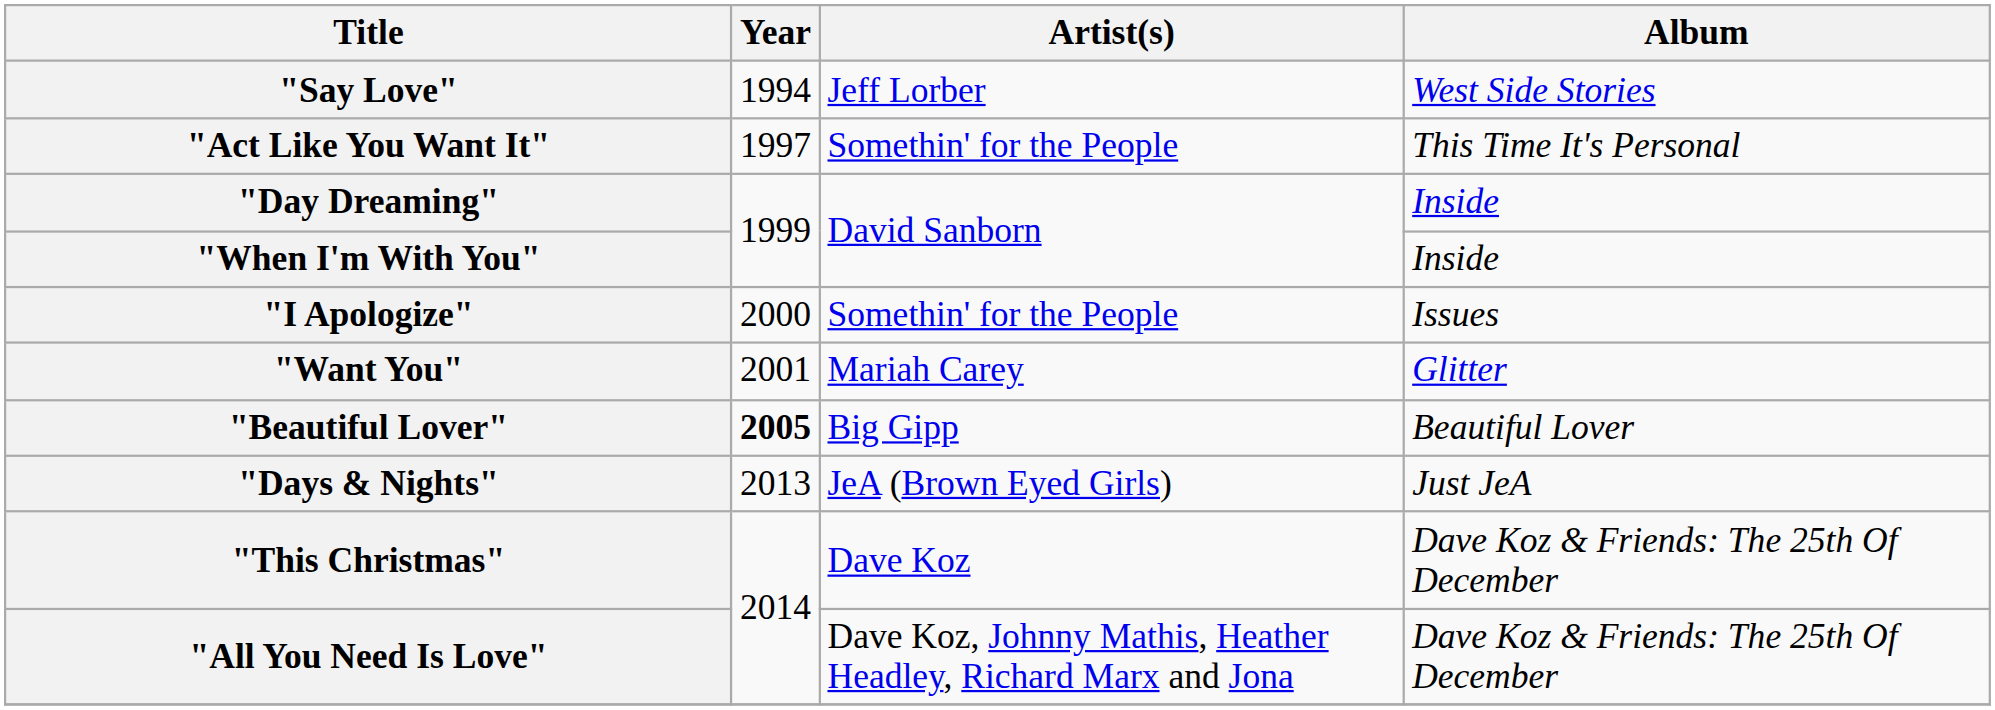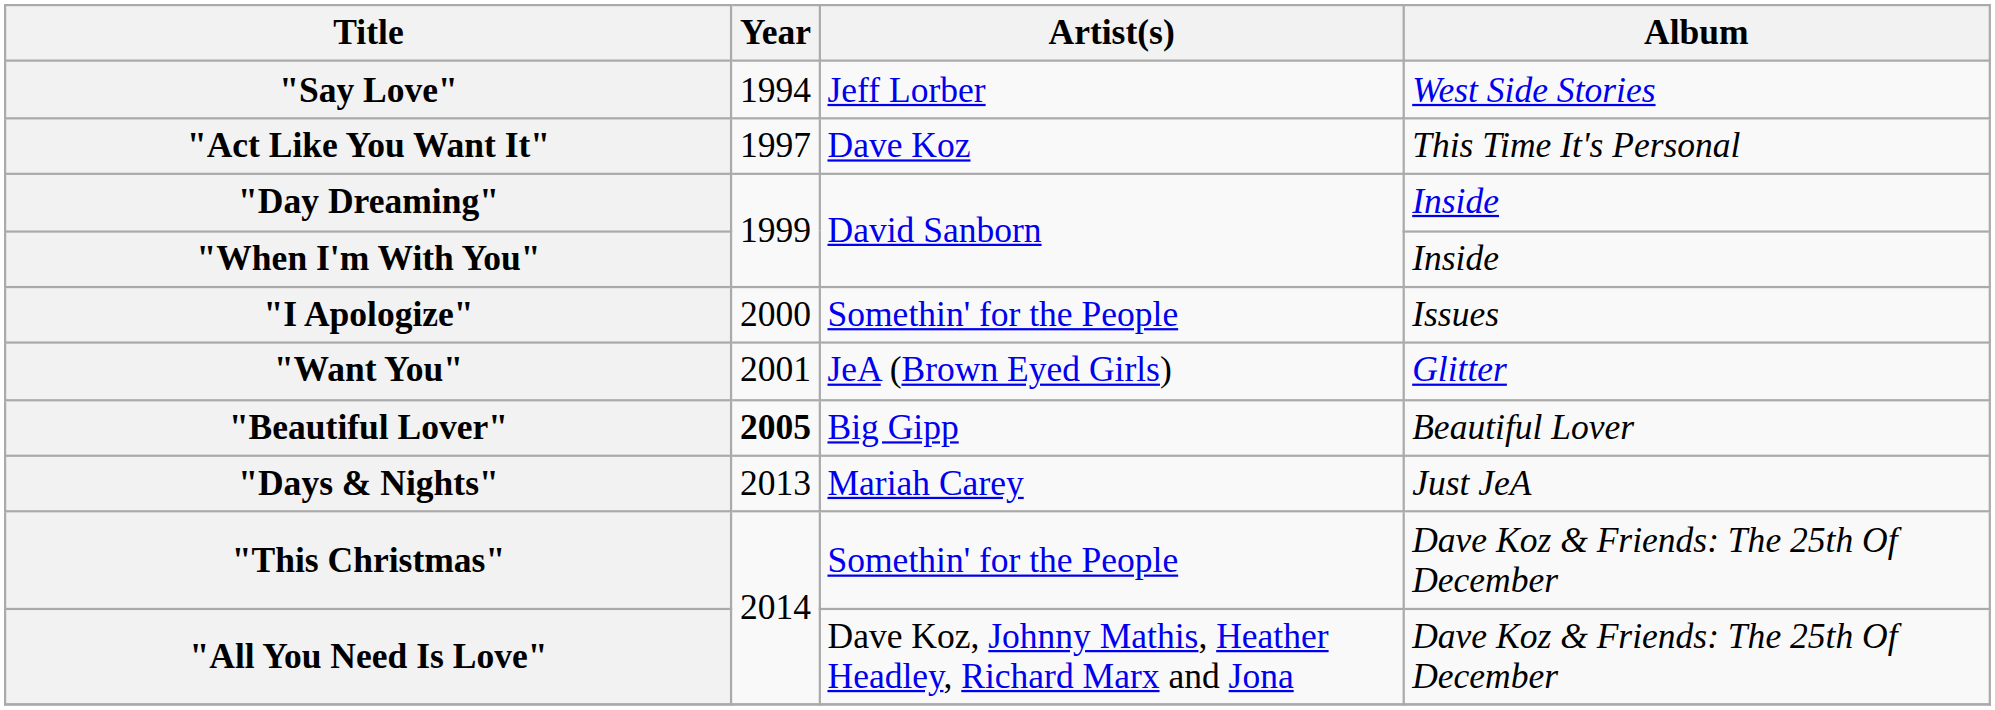(1003, 145) Somethin' for the People -> (899, 145) Dave Koz
(926, 370) Mariah Carey -> (1000, 370) JeA (Brown Eyed Girls)
(1000, 483) JeA (Brown Eyed Girls) -> (926, 483) Mariah Carey
(899, 559) Dave Koz -> (1003, 559) Somethin' for the People
